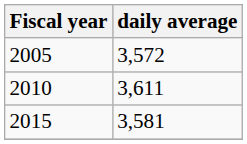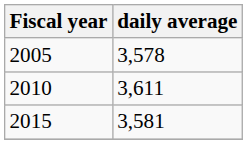(141, 54) 3,572 -> (141, 54) 3,578
